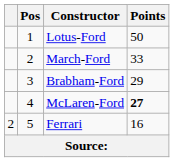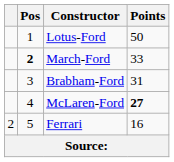(30, 59) normal -> (30, 59) bold
(137, 81) 29 -> (137, 81) 31
